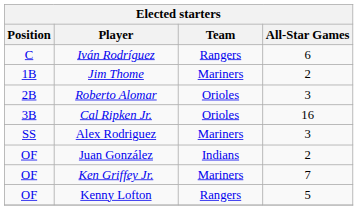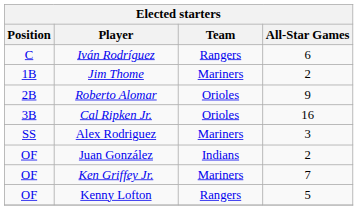(308, 94) 3 -> (308, 94) 9
